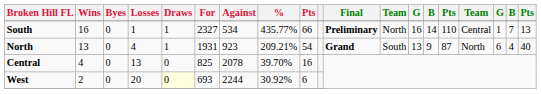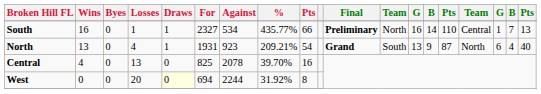(81, 79) 2 -> (81, 79) 0
(205, 79) 693 -> (205, 79) 694
(276, 79) 30.92% -> (276, 79) 31.92%
(305, 79) 6 -> (305, 79) 8
